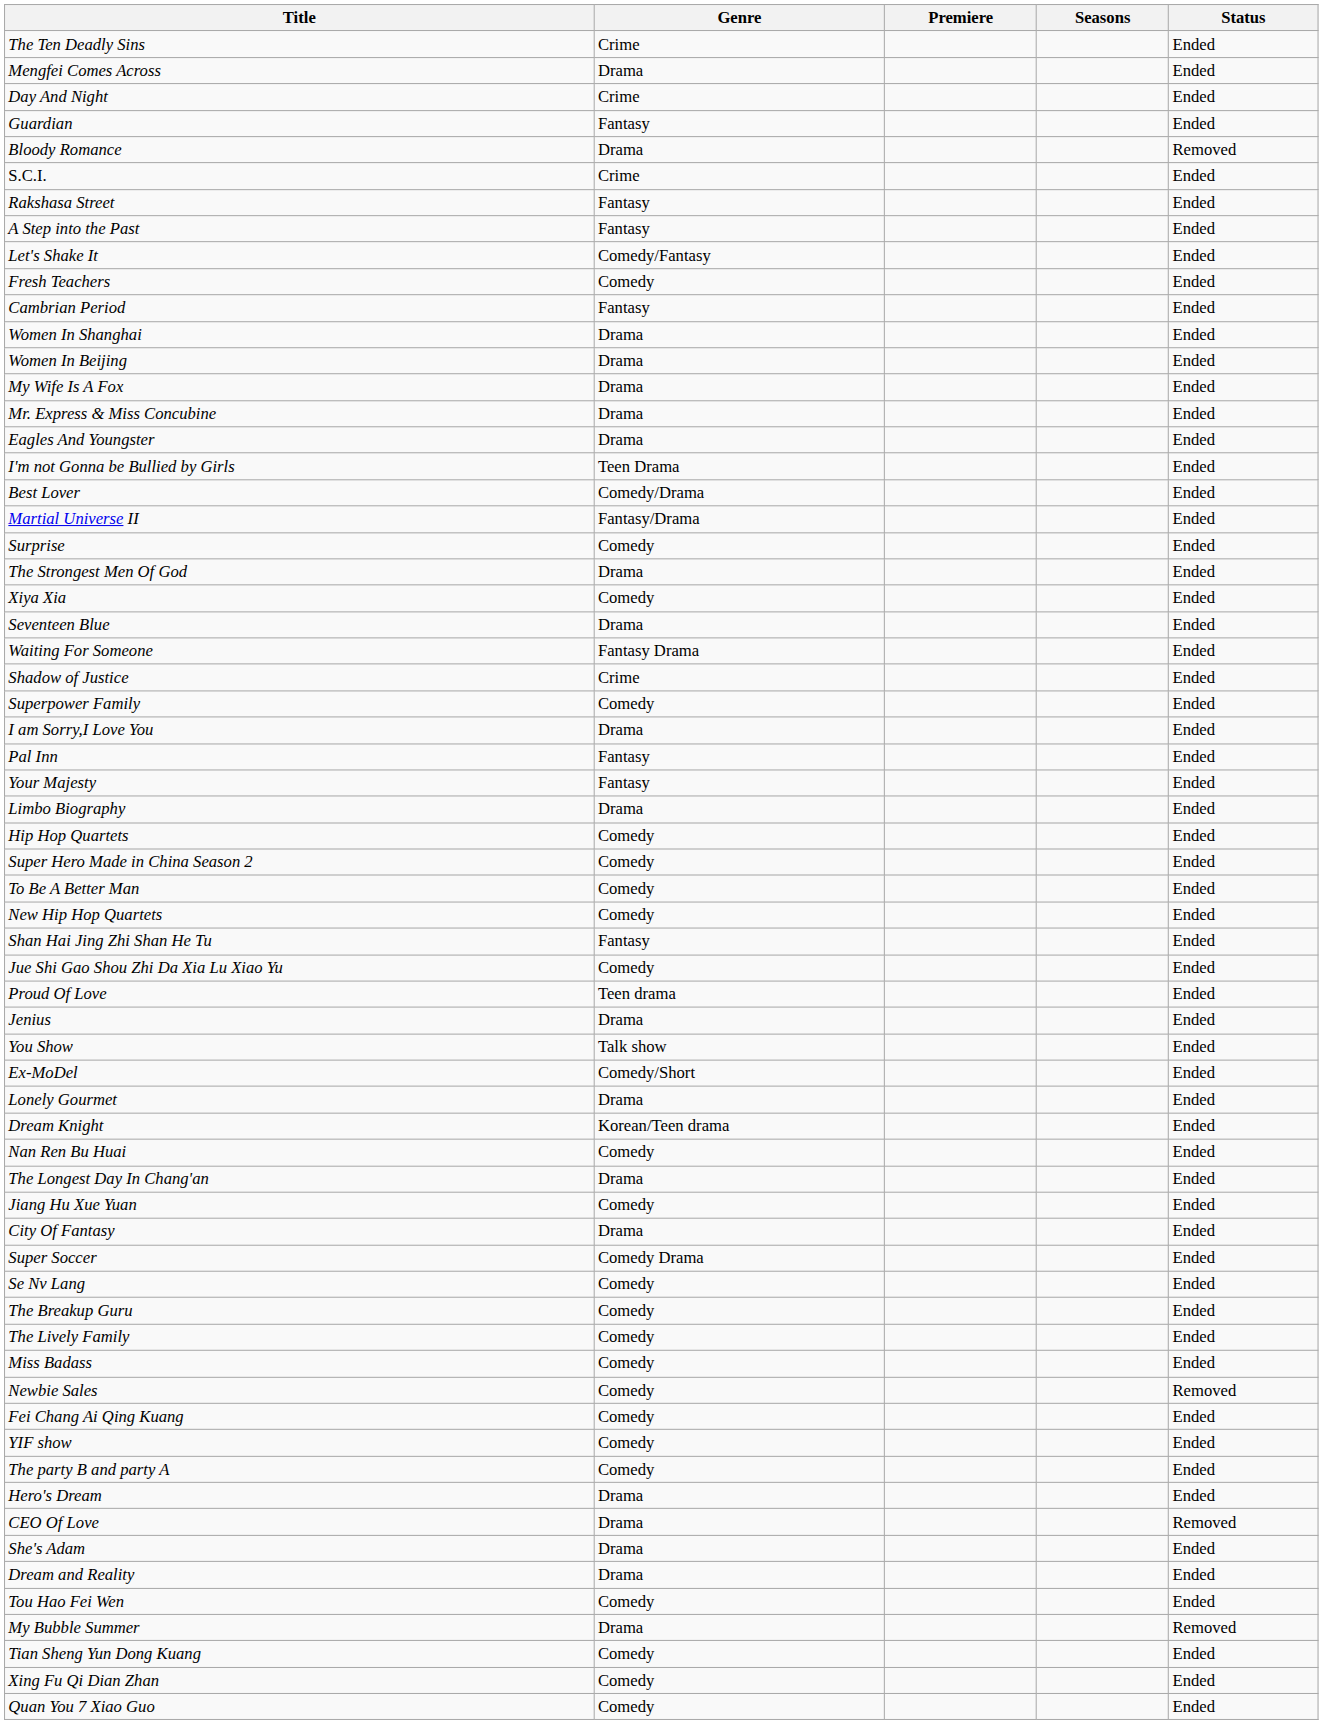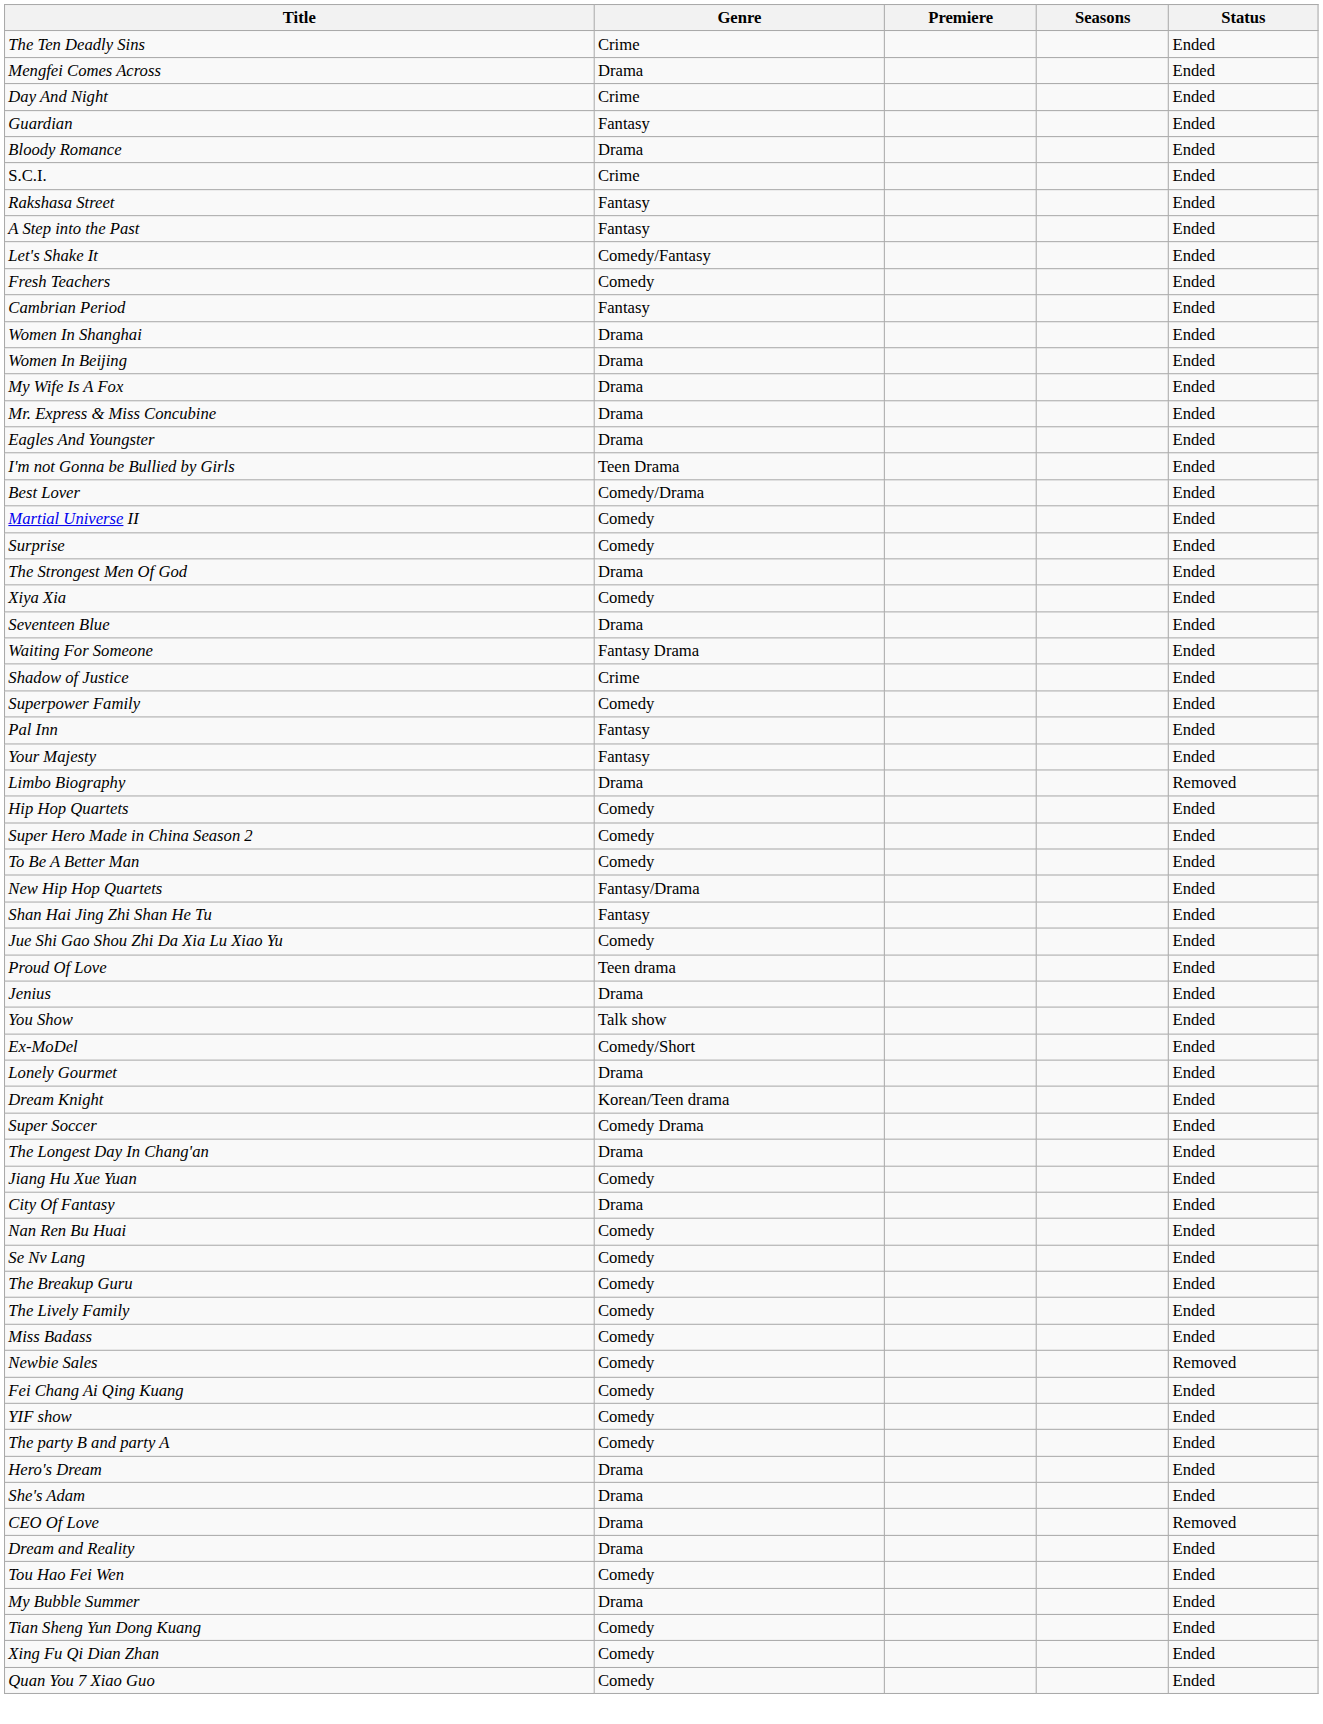(1204, 149) Removed -> (1194, 149) Ended
(649, 519) Fantasy/Drama -> (626, 519) Comedy
- row: (81, 730)
(1194, 809) Ended -> (1204, 783) Removed
(626, 914) Comedy -> (649, 888) Fantasy/Drama
rows swapped: (52, 1258) <-> (67, 1152)
rows swapped: (47, 1548) <-> (54, 1521)
(1204, 1627) Removed -> (1194, 1601) Ended
